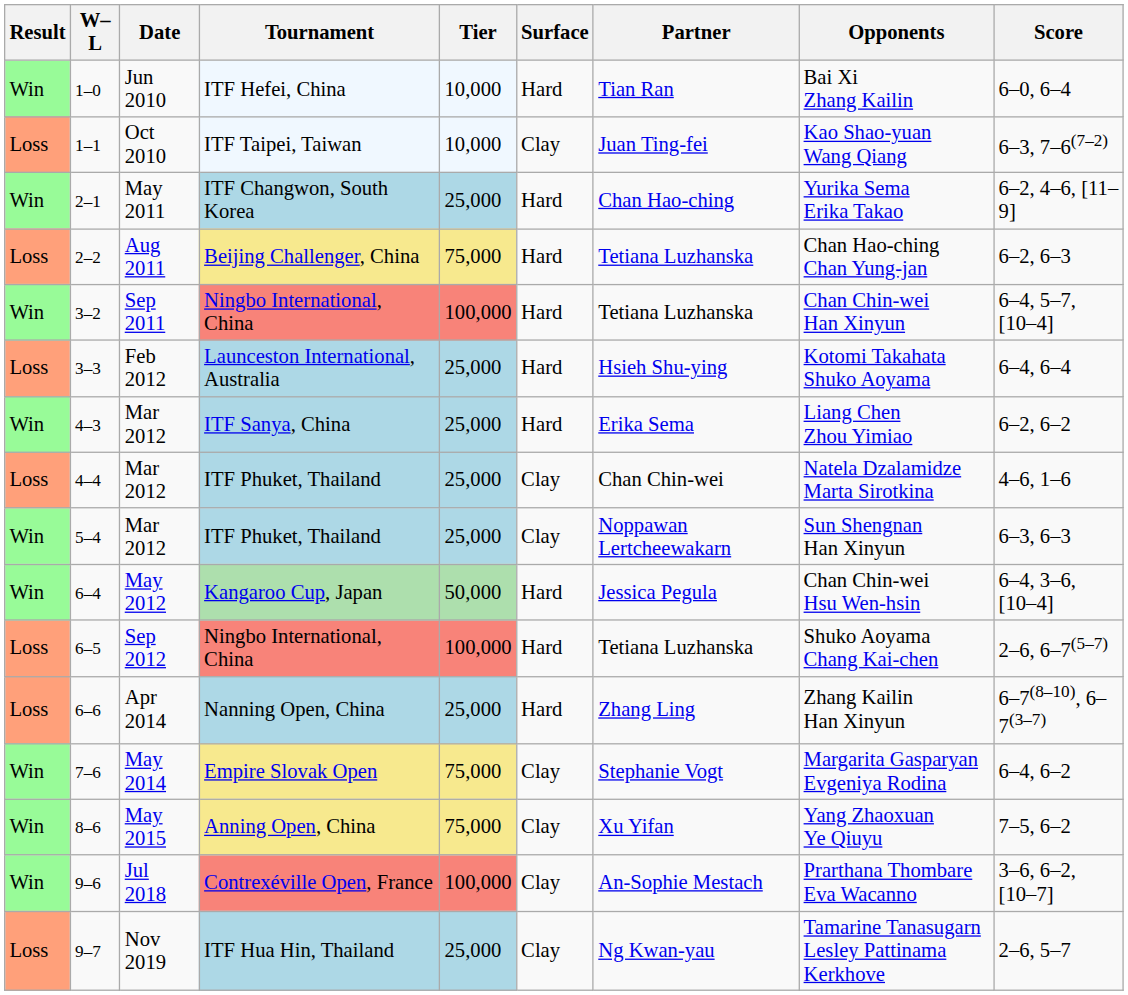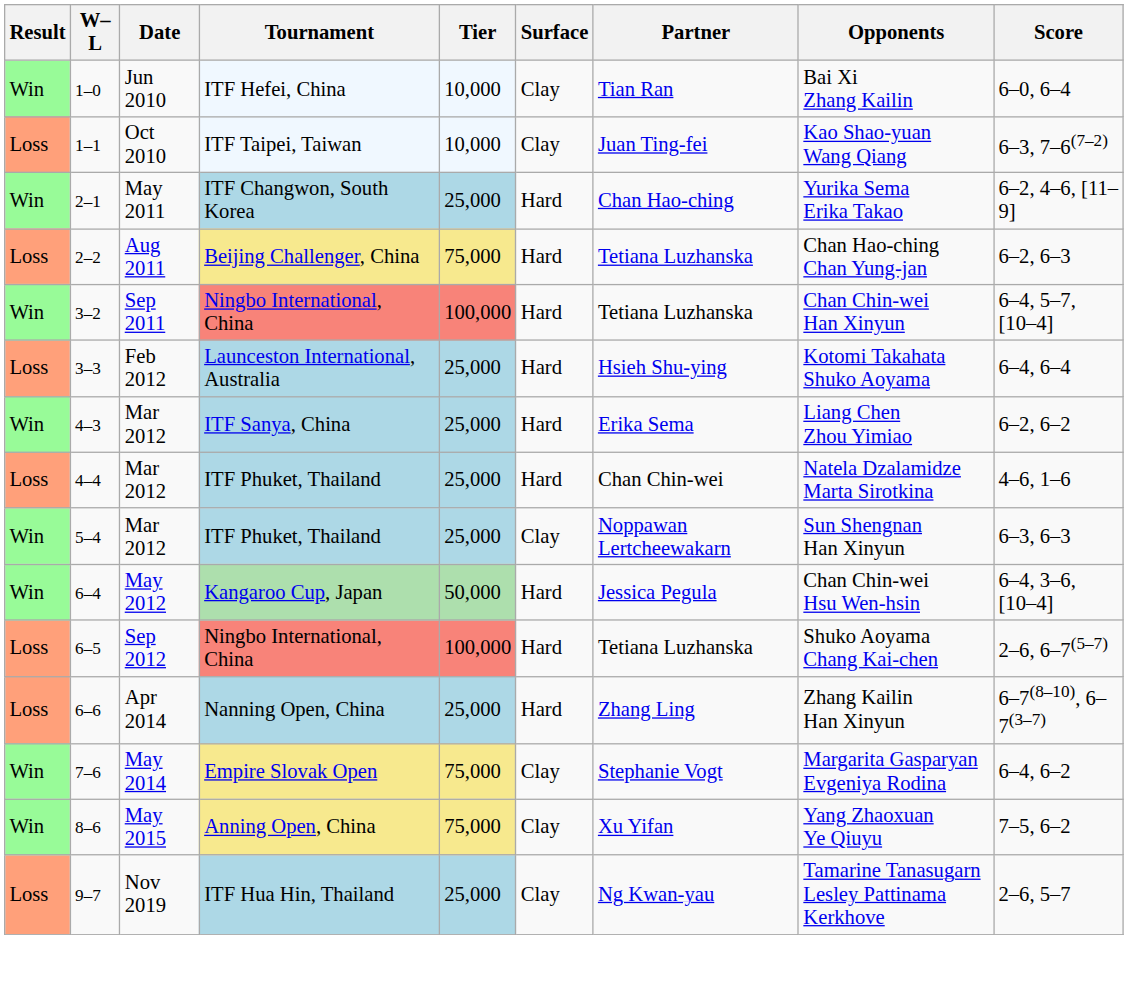(542, 88) Hard -> (540, 88) Clay
(541, 480) Clay -> (541, 480) Hard
- row: (88, 884)
